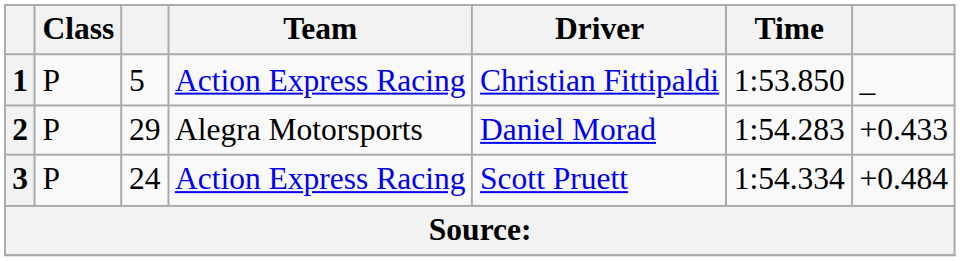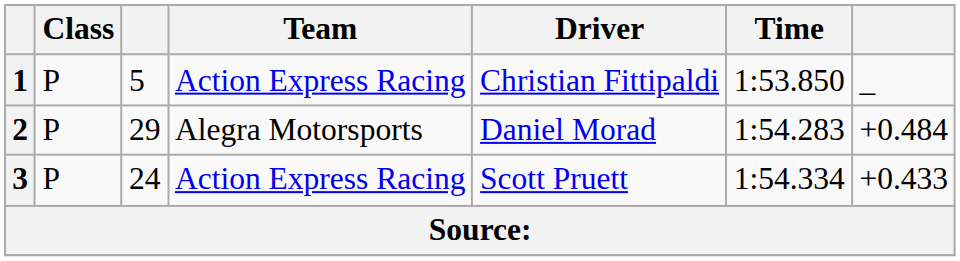(904, 129) +0.433 -> (904, 129) +0.484
(904, 179) +0.484 -> (904, 179) +0.433
